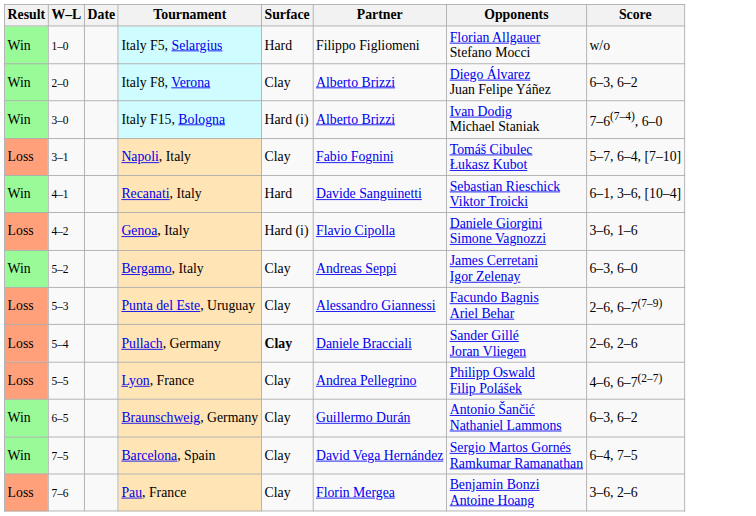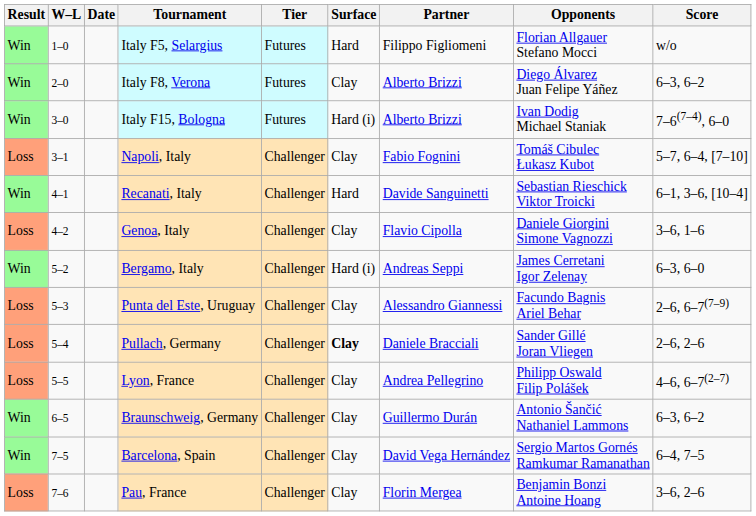+ column: (295, 15)
(287, 231) Hard (i) -> (344, 231) Clay
(278, 268) Clay -> (353, 268) Hard (i)
